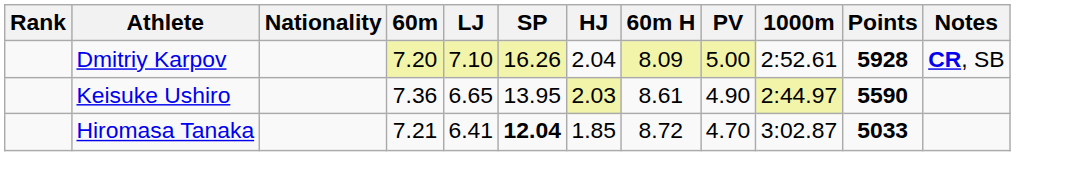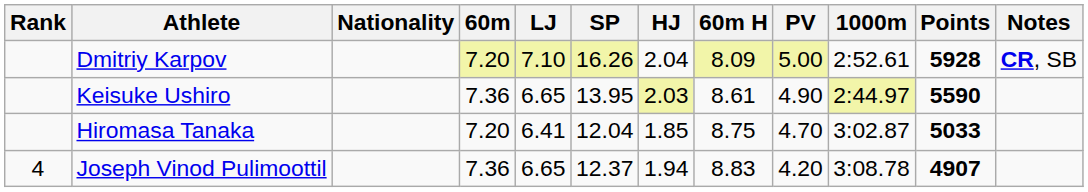(415, 131) 7.21 -> (488, 131) 7.20
(532, 131) bold -> (605, 131) normal
(661, 131) 8.72 -> (733, 131) 8.75
+ row: (202, 167)
